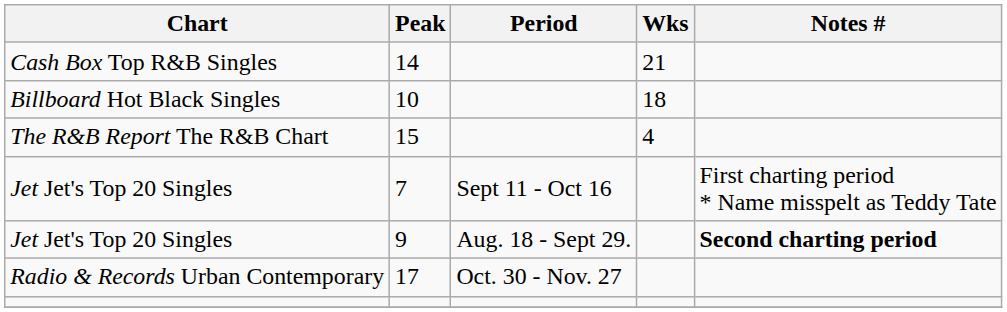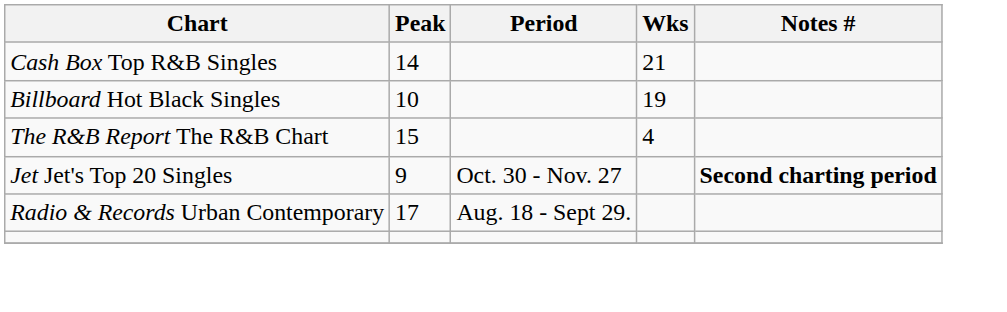(654, 99) 18 -> (654, 99) 19
- row: (121, 188)
(544, 239) Aug. 18 - Sept 29. -> (539, 174) Oct. 30 - Nov. 27
(539, 277) Oct. 30 - Nov. 27 -> (544, 212) Aug. 18 - Sept 29.
